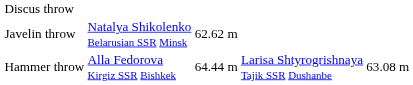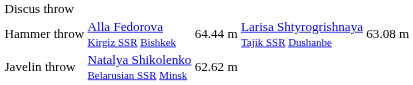rows swapped: (44, 67) <-> (40, 34)
